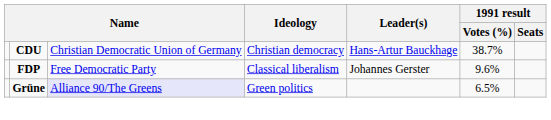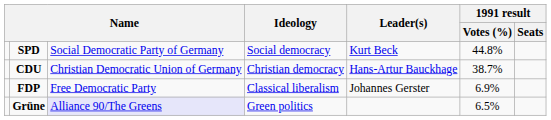+ row: (29, 50)
(487, 69) 9.6% -> (487, 87) 6.9%
